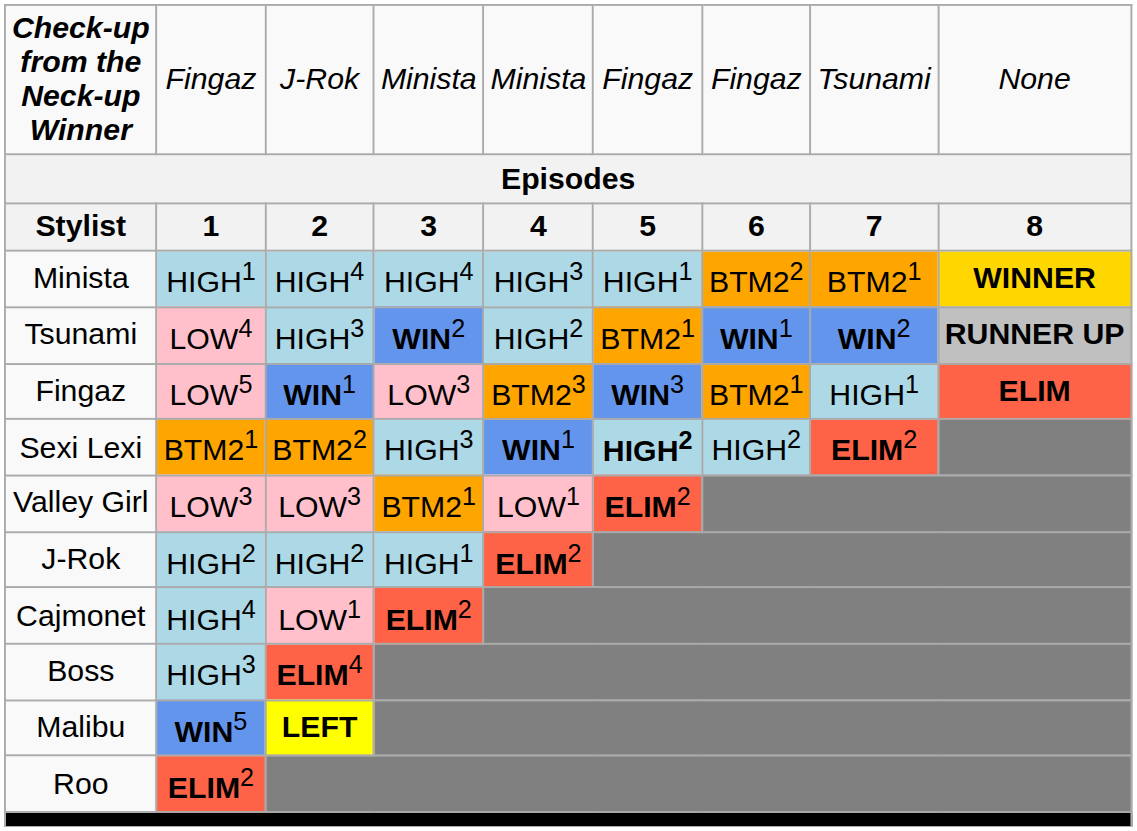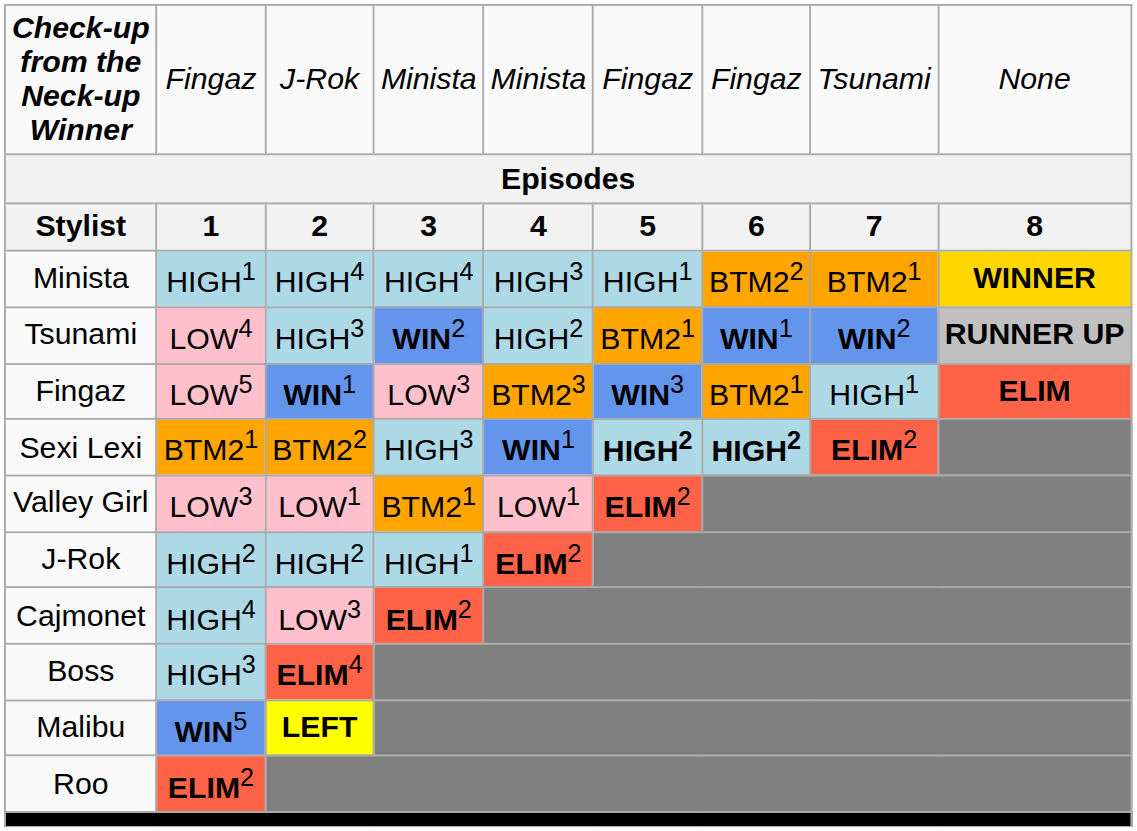(756, 446) normal -> (756, 446) bold
(320, 503) LOW3 -> (320, 503) LOW1
(320, 615) LOW1 -> (320, 615) LOW3
